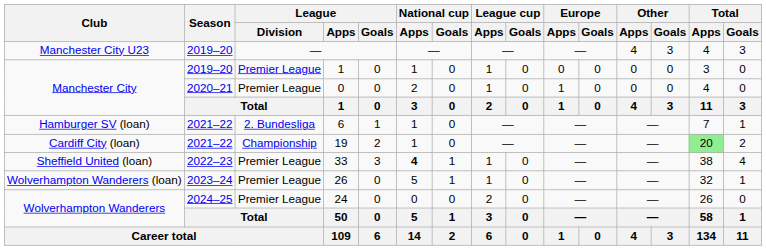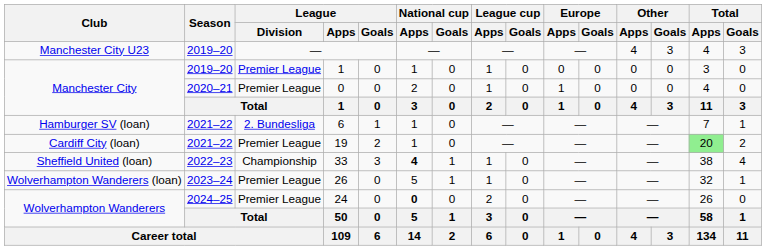(279, 143) Championship -> (279, 143) Premier League
(279, 161) Premier League -> (279, 161) Championship
(414, 198) normal -> (414, 198) bold
